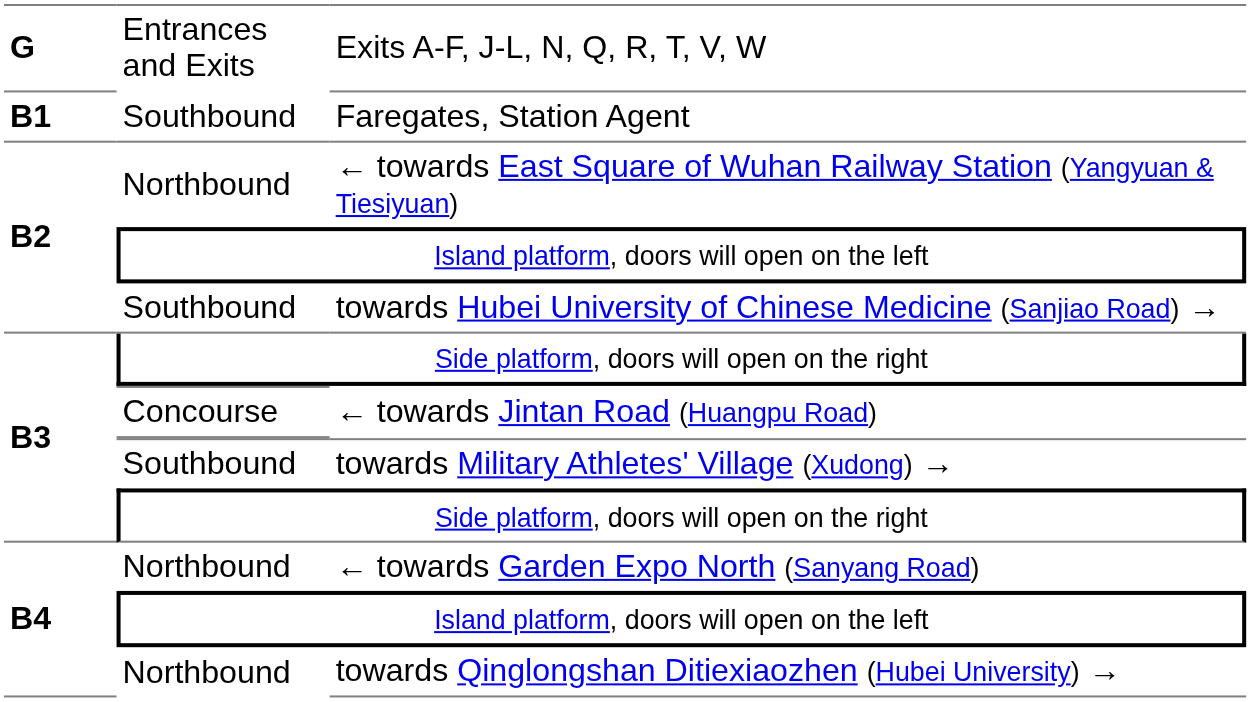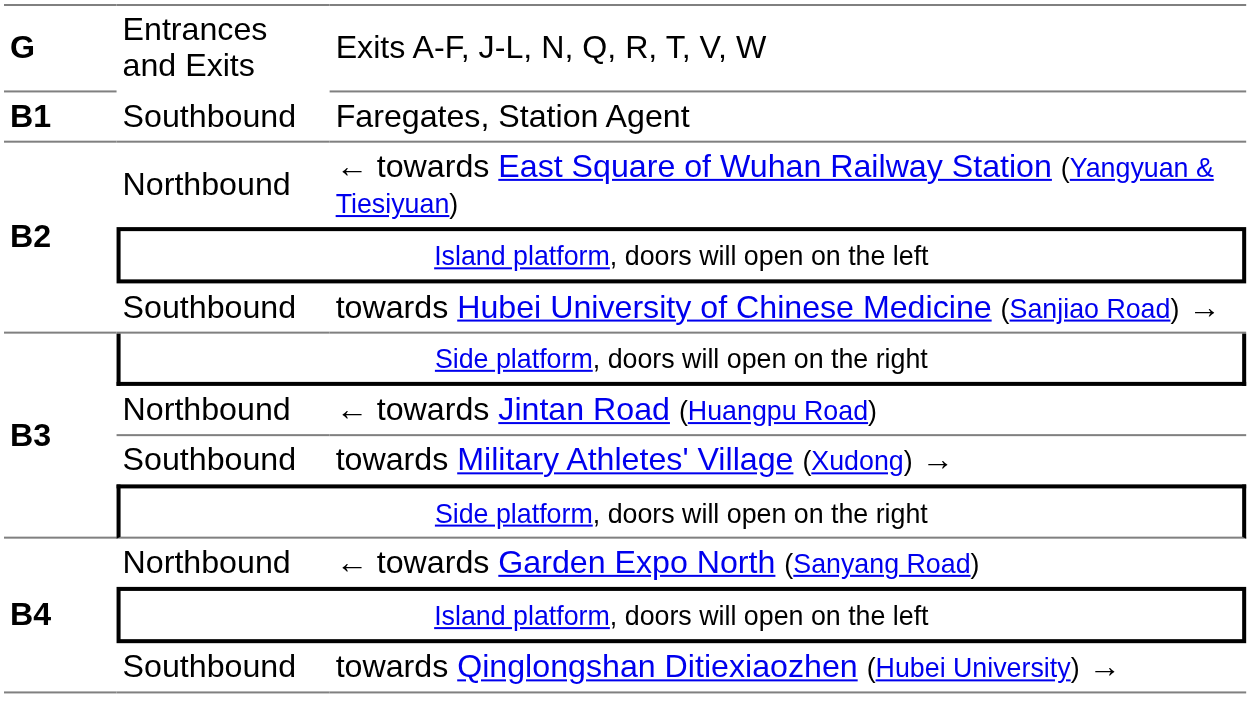(200, 411) Concourse -> (207, 409) Northbound
(207, 671) Northbound -> (209, 666) Southbound
